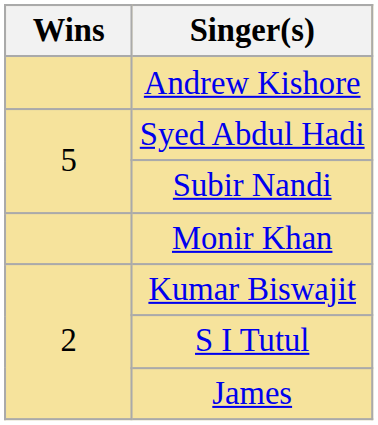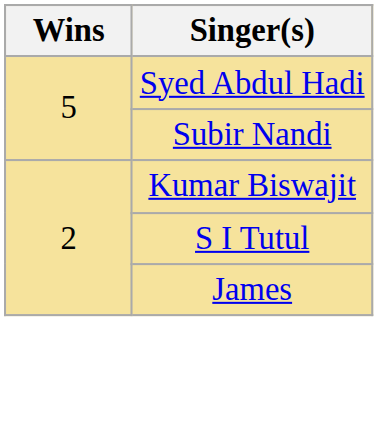- row: (252, 82)
- row: (252, 237)
